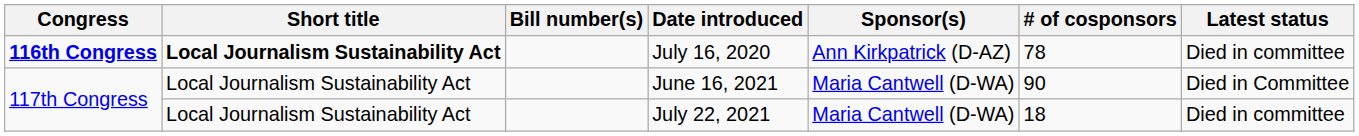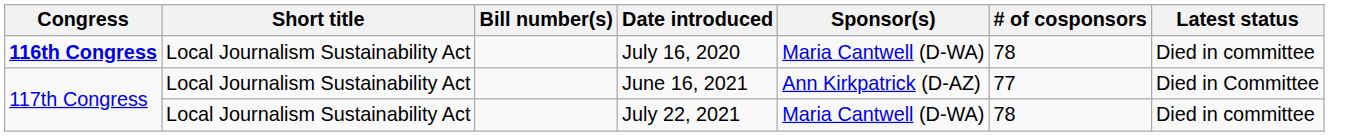(333, 51) bold -> (318, 51) normal
(912, 51) Ann Kirkpatrick (D-AZ) -> (883, 51) Maria Cantwell (D-WA)
(913, 83) Maria Cantwell (D-WA) -> (882, 83) Ann Kirkpatrick (D-AZ)
(1035, 83) 90 -> (1005, 83) 77
(1035, 114) 18 -> (1005, 114) 78
